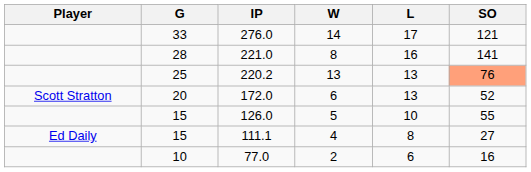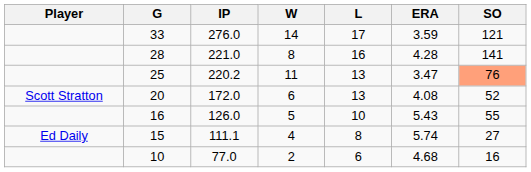+ column: (425, 14)
(334, 75) 13 -> (291, 75) 11
(180, 116) 15 -> (157, 116) 16
